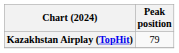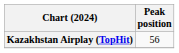(155, 39) 79 -> (155, 39) 56
